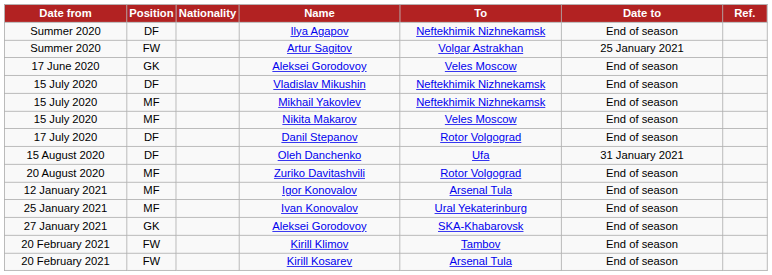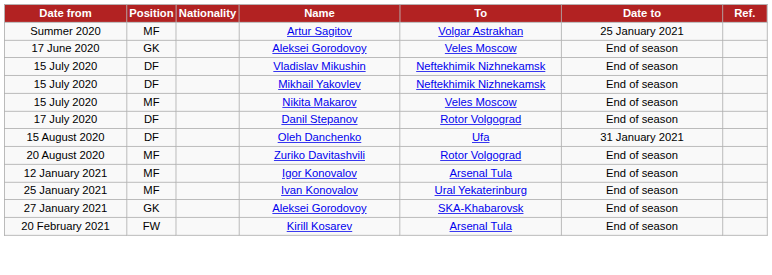- row: (66, 31)
(151, 49) FW -> (151, 31) MF
(151, 102) MF -> (151, 85) DF
- row: (66, 244)
